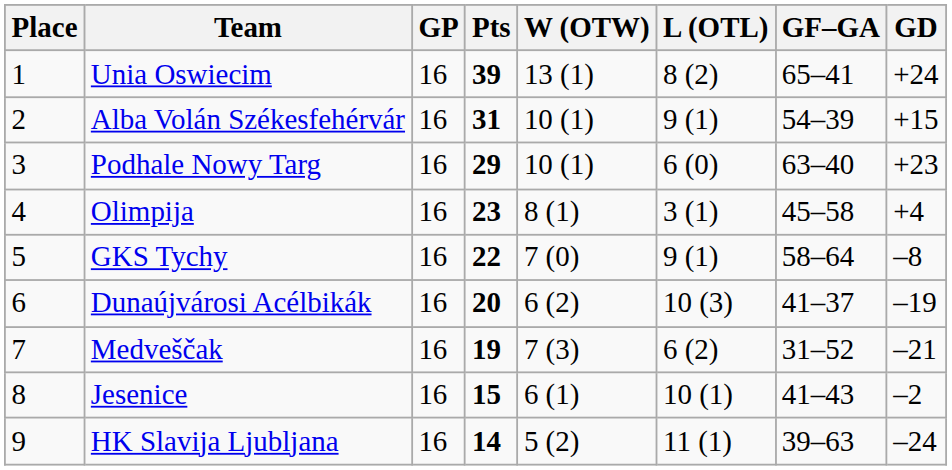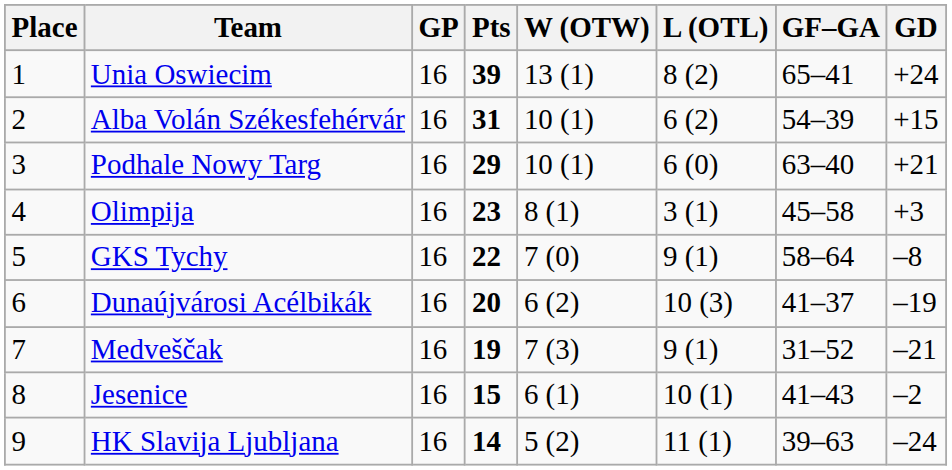(691, 119) 9 (1) -> (691, 119) 6 (2)
(916, 165) +23 -> (916, 165) +21
(909, 211) +4 -> (909, 211) +3
(691, 348) 6 (2) -> (691, 348) 9 (1)
